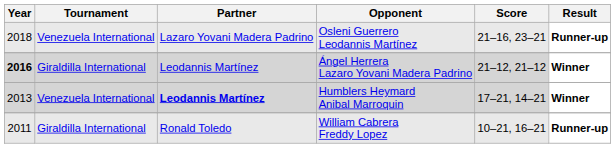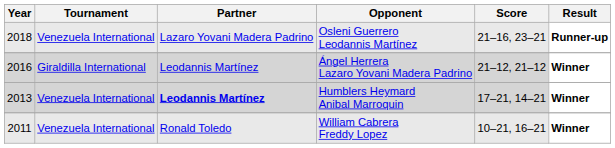(20, 68) bold -> (20, 68) normal
(92, 128) Giraldilla International -> (96, 128) Venezuela International
(580, 128) Runner-up -> (570, 128) Winner
